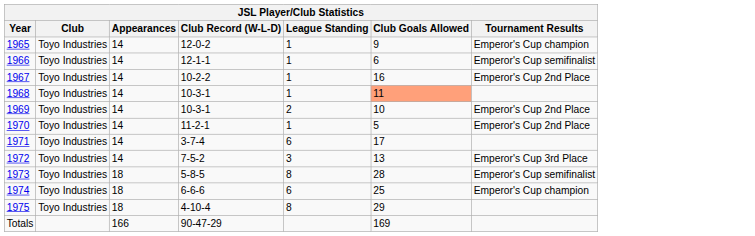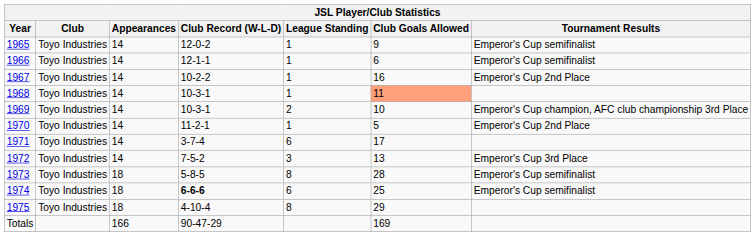(531, 45) Emperor's Cup champion -> (534, 45) Emperor's Cup semifinalist
(532, 110) Emperor's Cup 2nd Place -> (611, 110) Emperor's Cup champion, AFC club championship 3rd Place
(193, 191) normal -> (193, 191) bold
(531, 191) Emperor's Cup champion -> (534, 191) Emperor's Cup semifinalist
